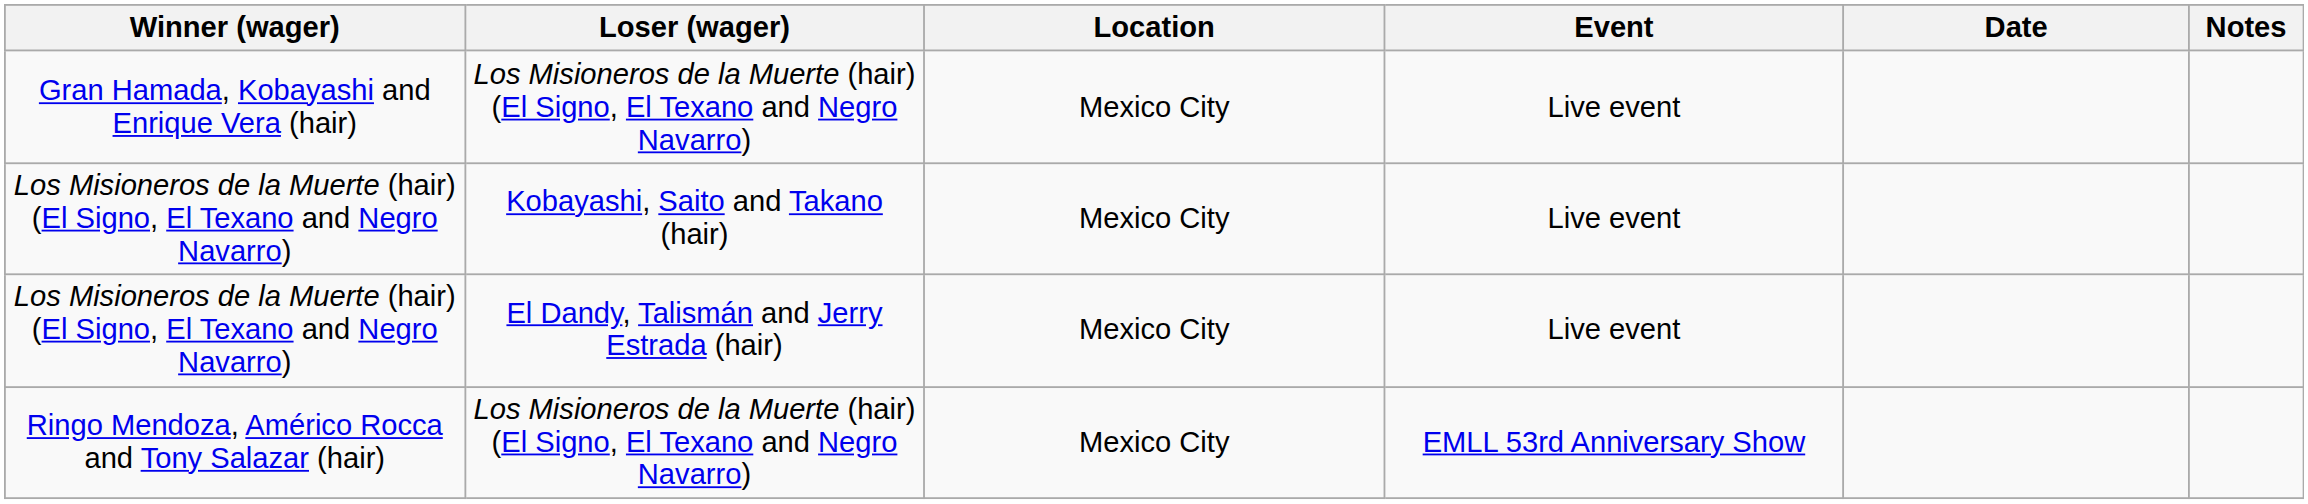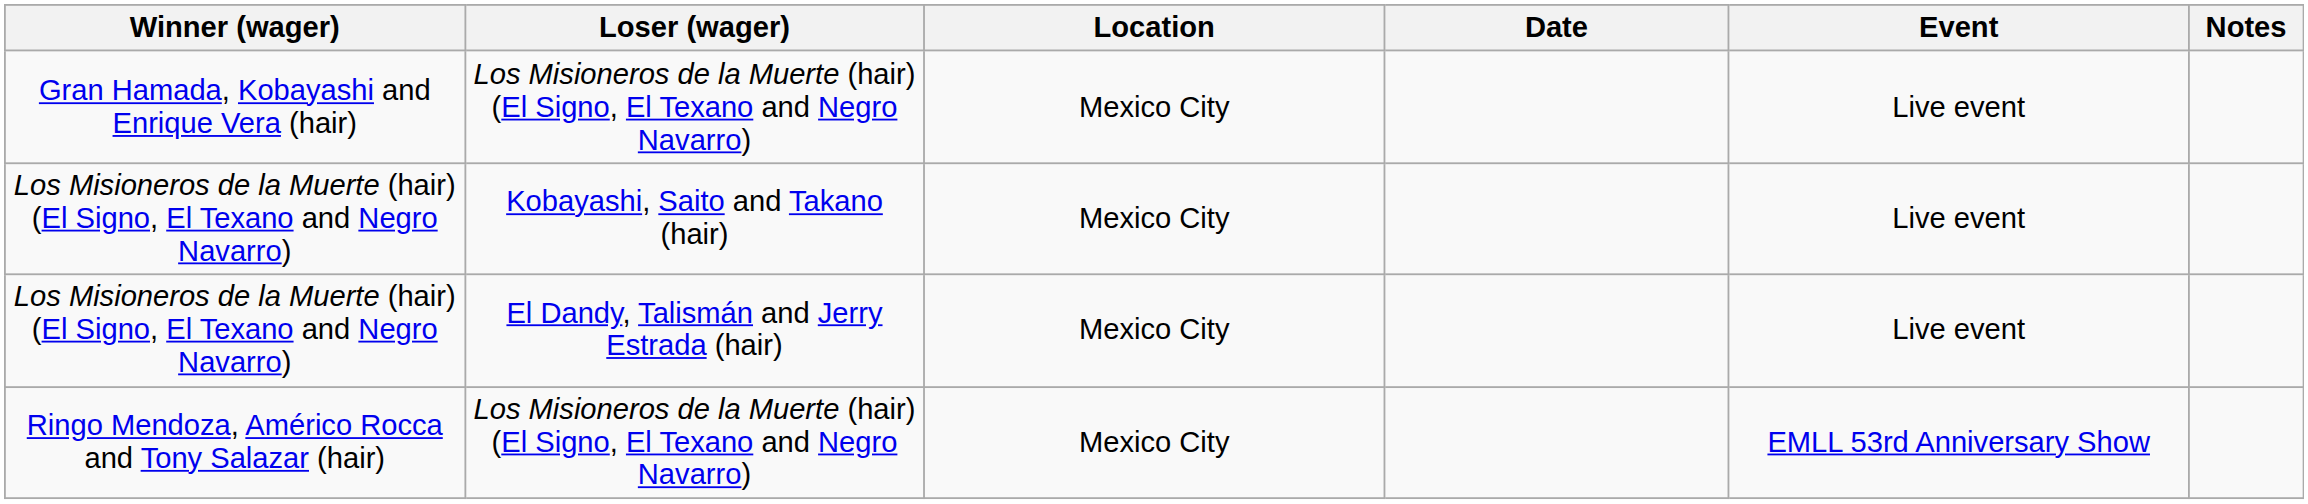columns swapped: (1614, 27) <-> (2016, 27)
